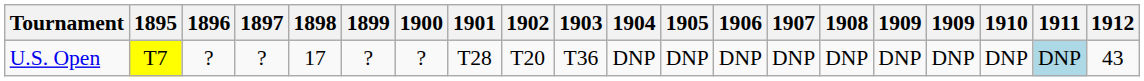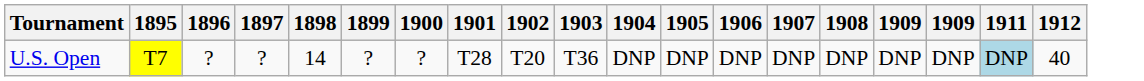- column: (1006, 22)
(315, 58) 17 -> (315, 58) 14
(1113, 58) 43 -> (1059, 58) 40
